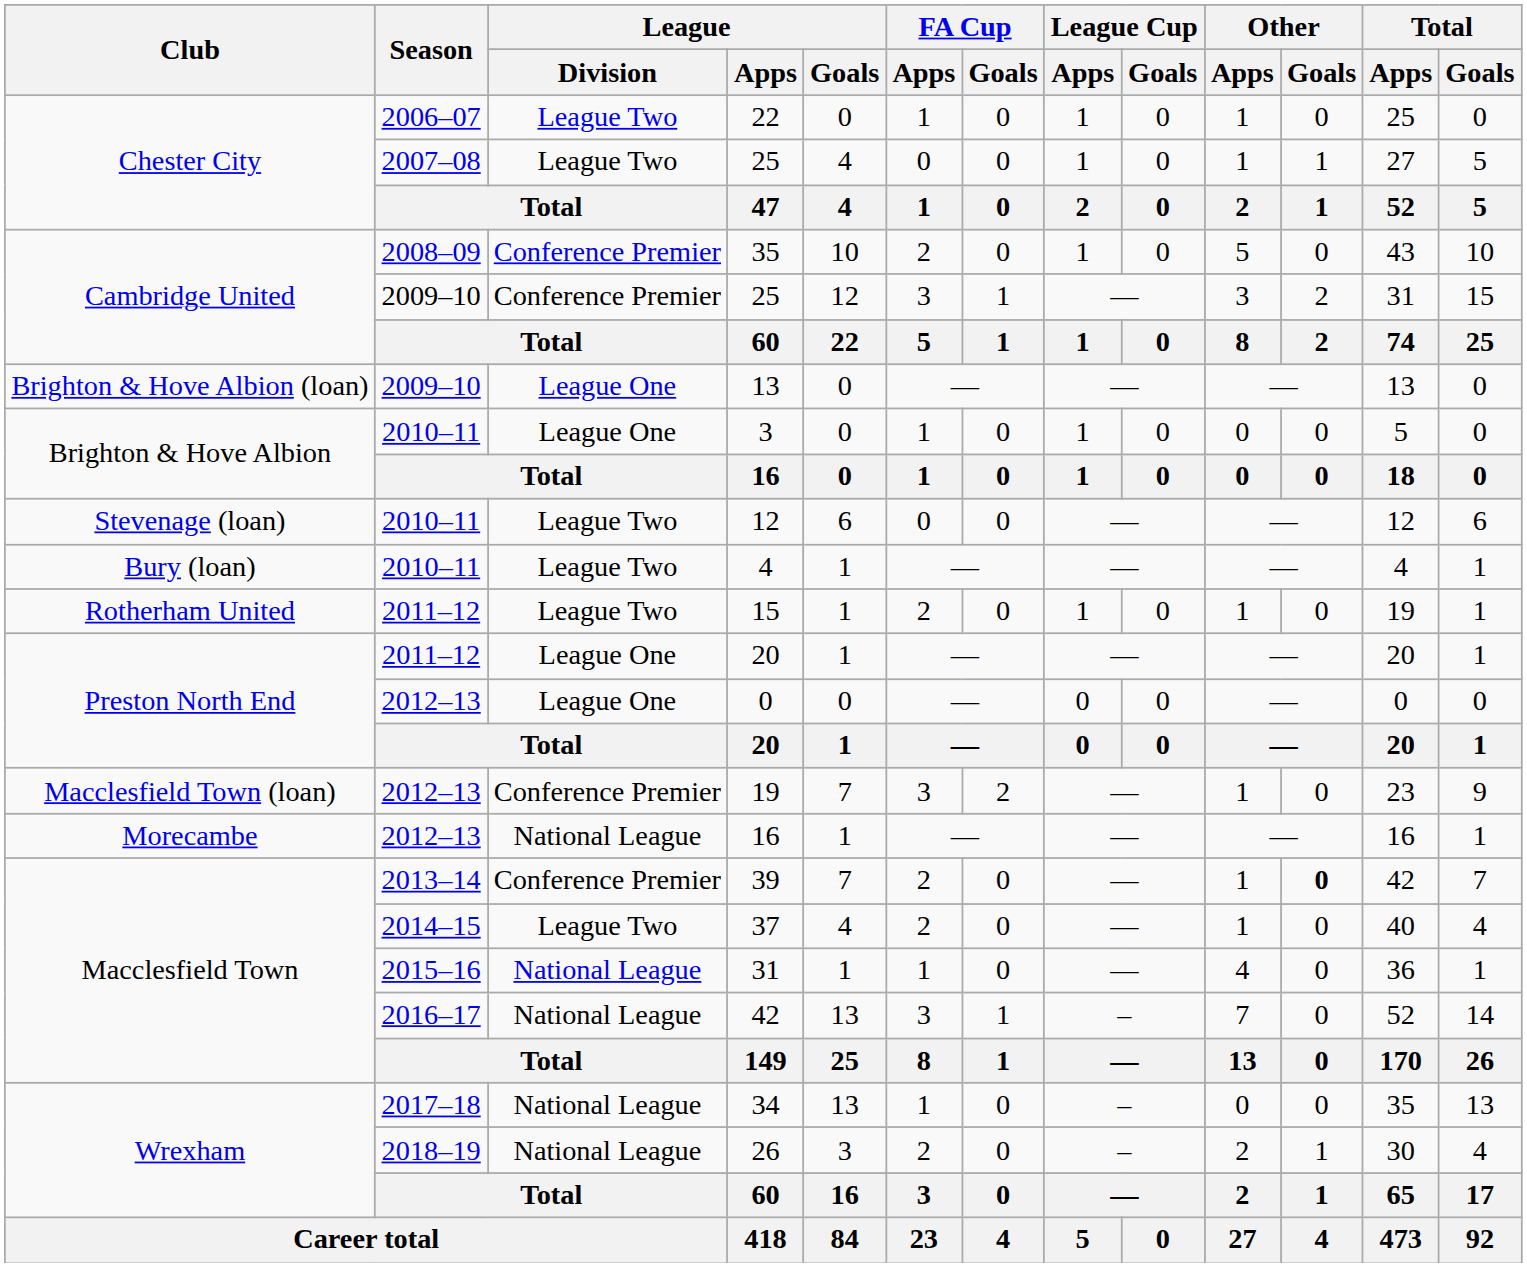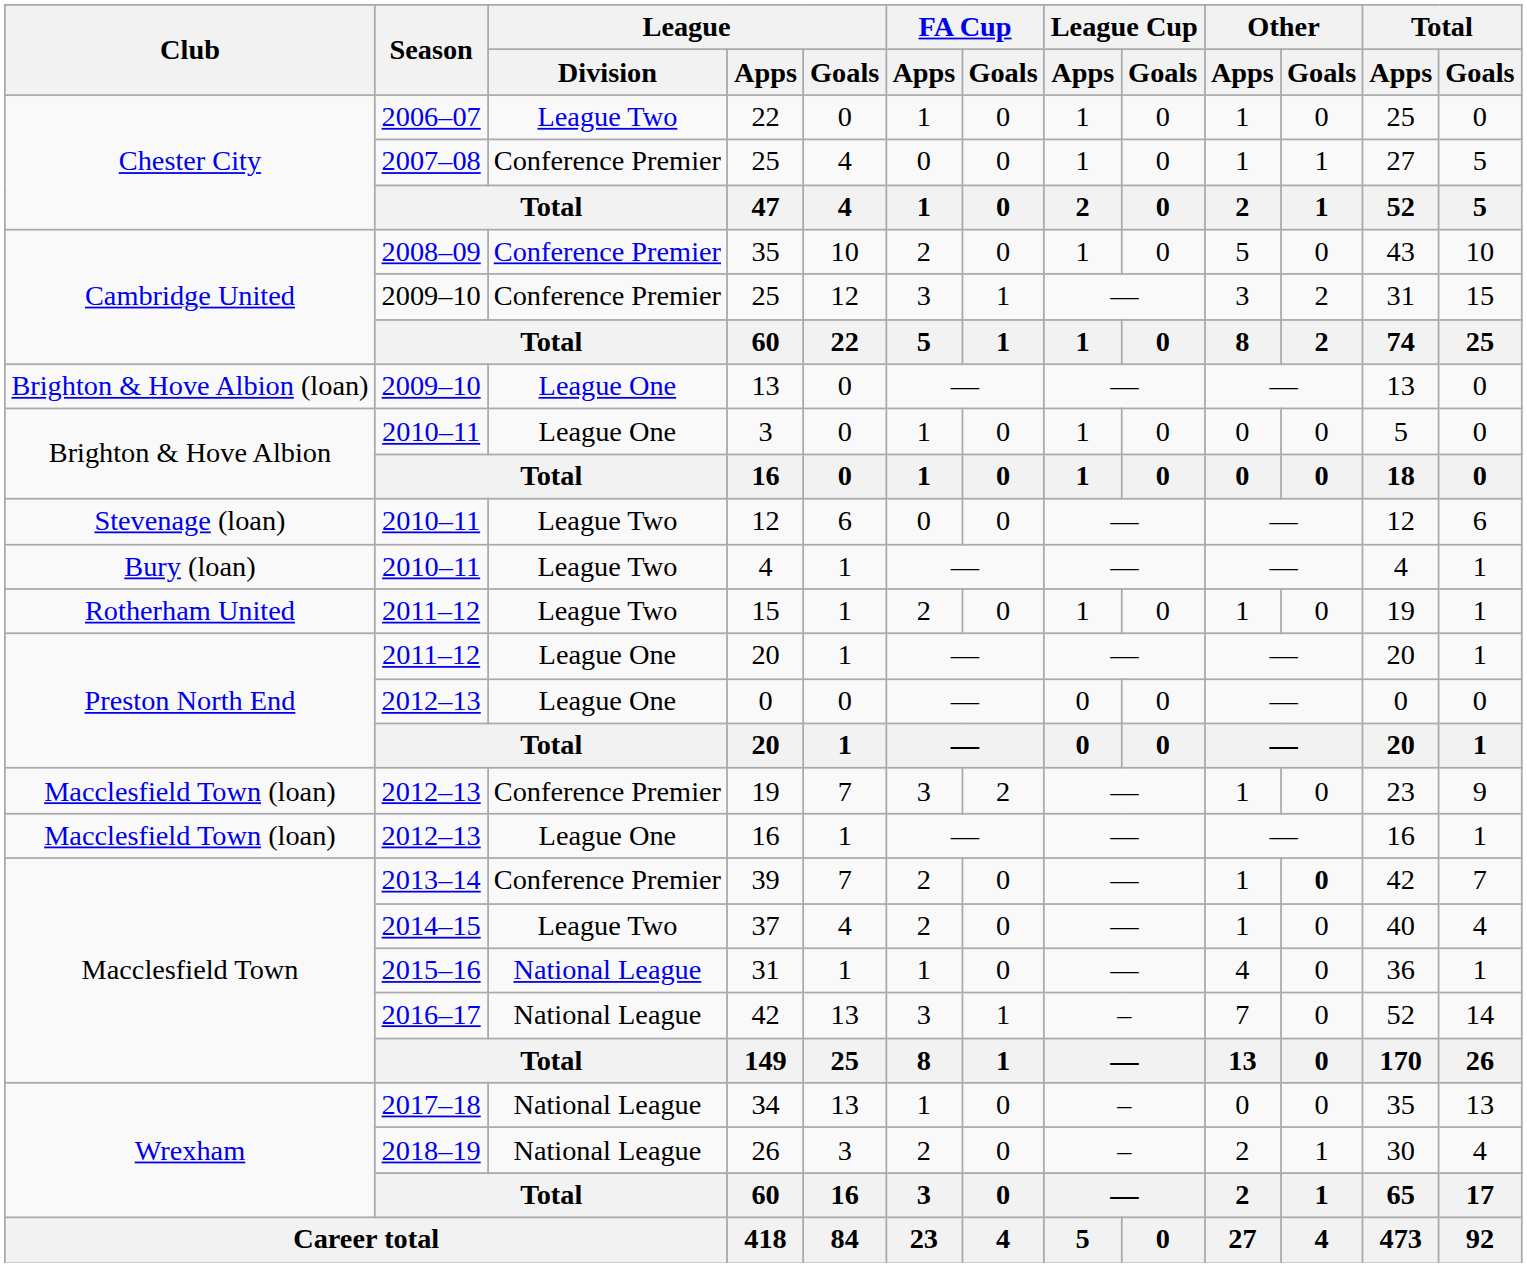(607, 161) League Two -> (607, 161) Conference Premier
(190, 835) Morecambe -> (190, 835) Macclesfield Town (loan)
(607, 835) National League -> (607, 835) League One
